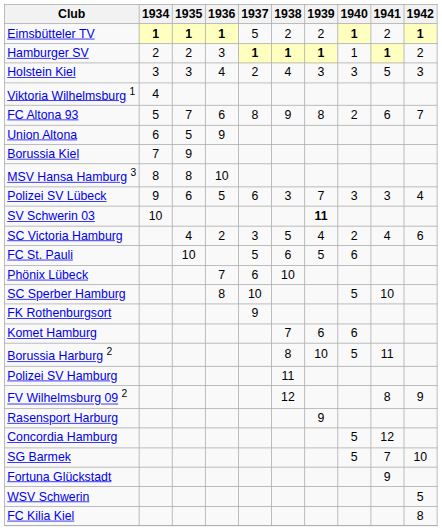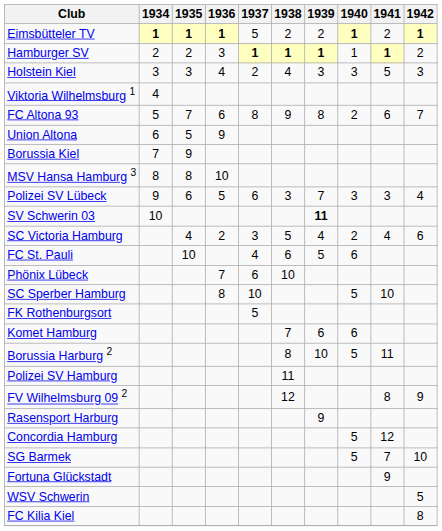(255, 255) 5 -> (255, 255) 4
(255, 314) 9 -> (255, 314) 5
